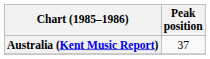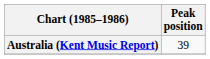(183, 44) 37 -> (183, 44) 39
